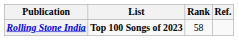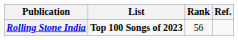(199, 27) 58 -> (199, 27) 56
